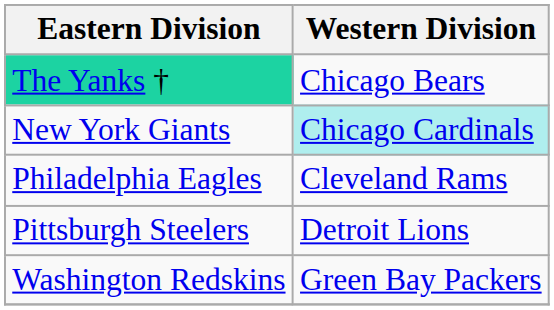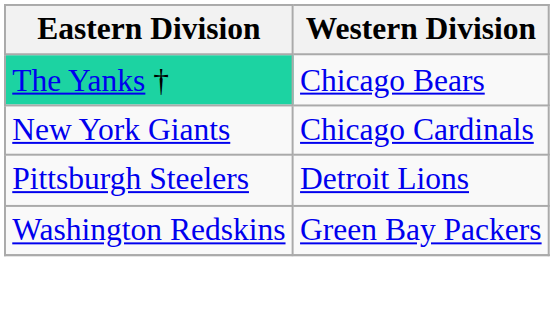(417, 129) paleturquoise background -> (417, 129) no background
- row: (137, 179)
